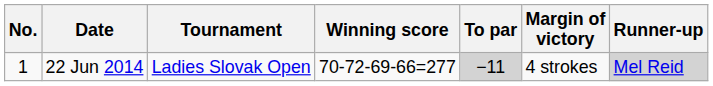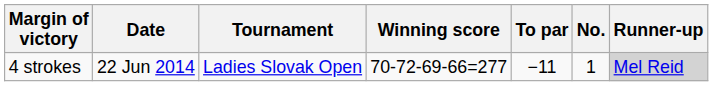columns swapped: (23, 29) <-> (565, 29)
(491, 67) lightgrey background -> (542, 67) no background
